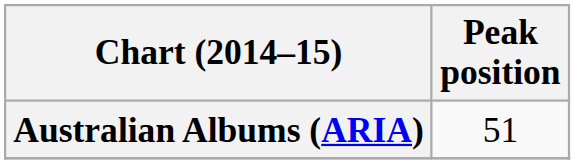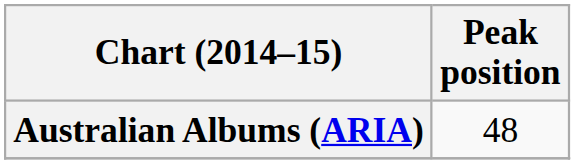(500, 128) 51 -> (500, 128) 48
